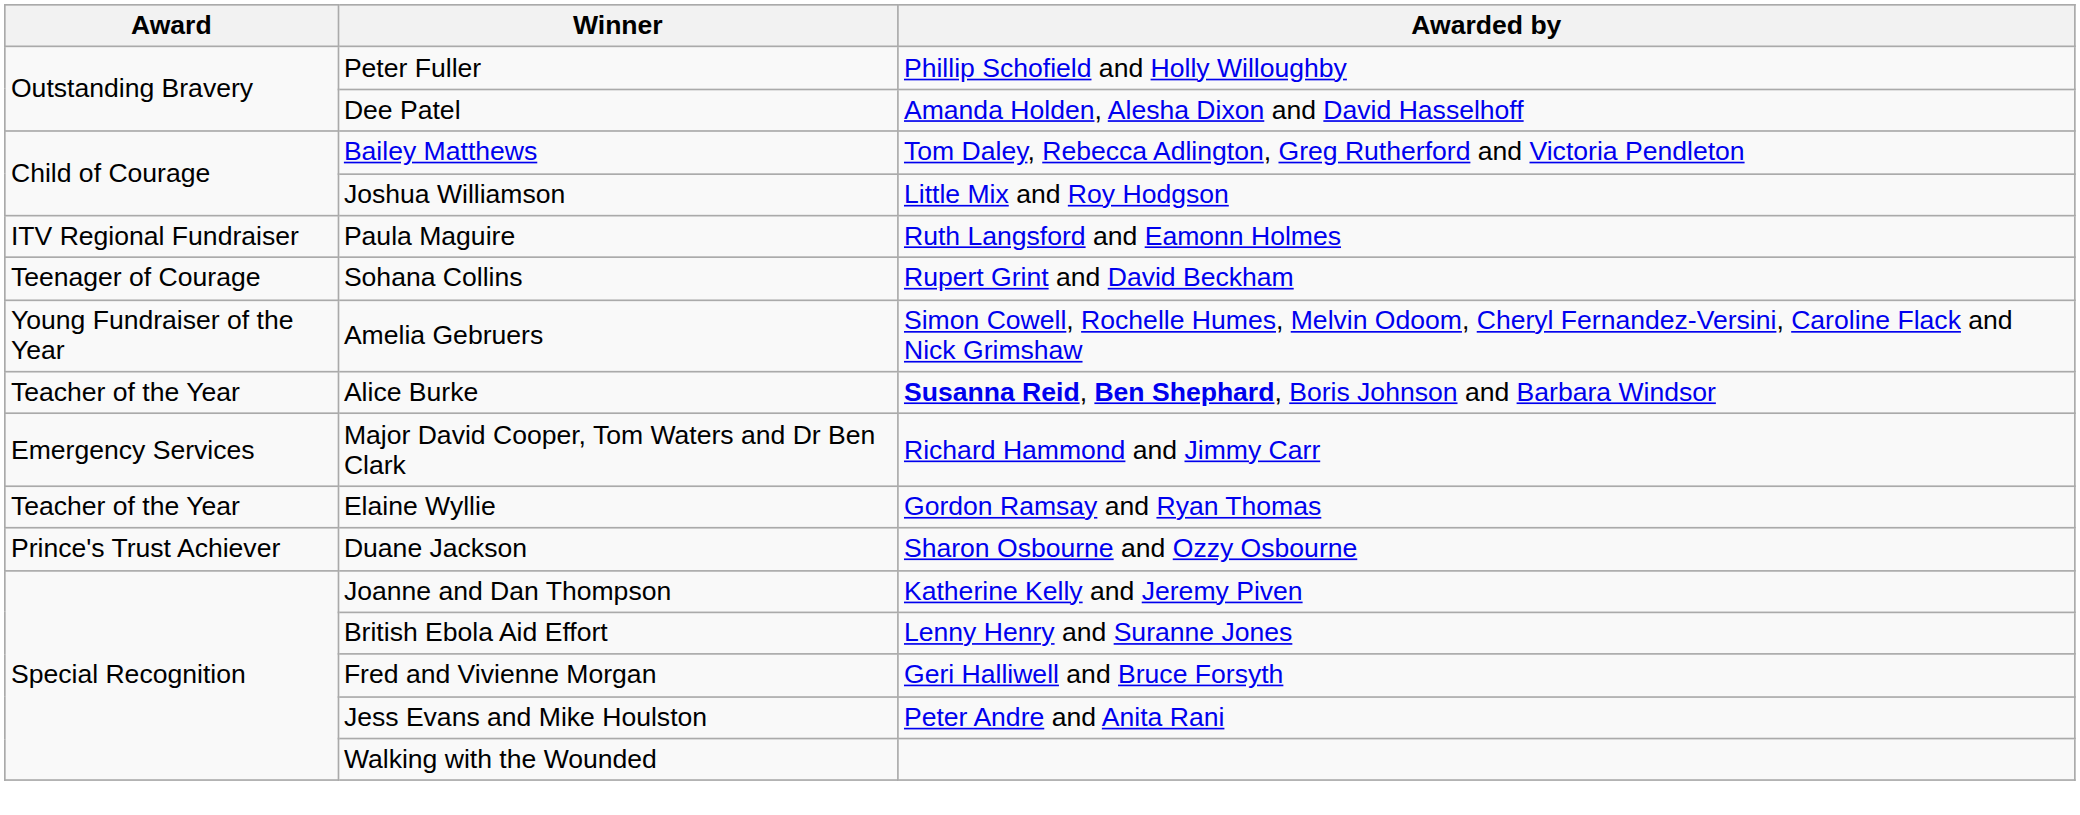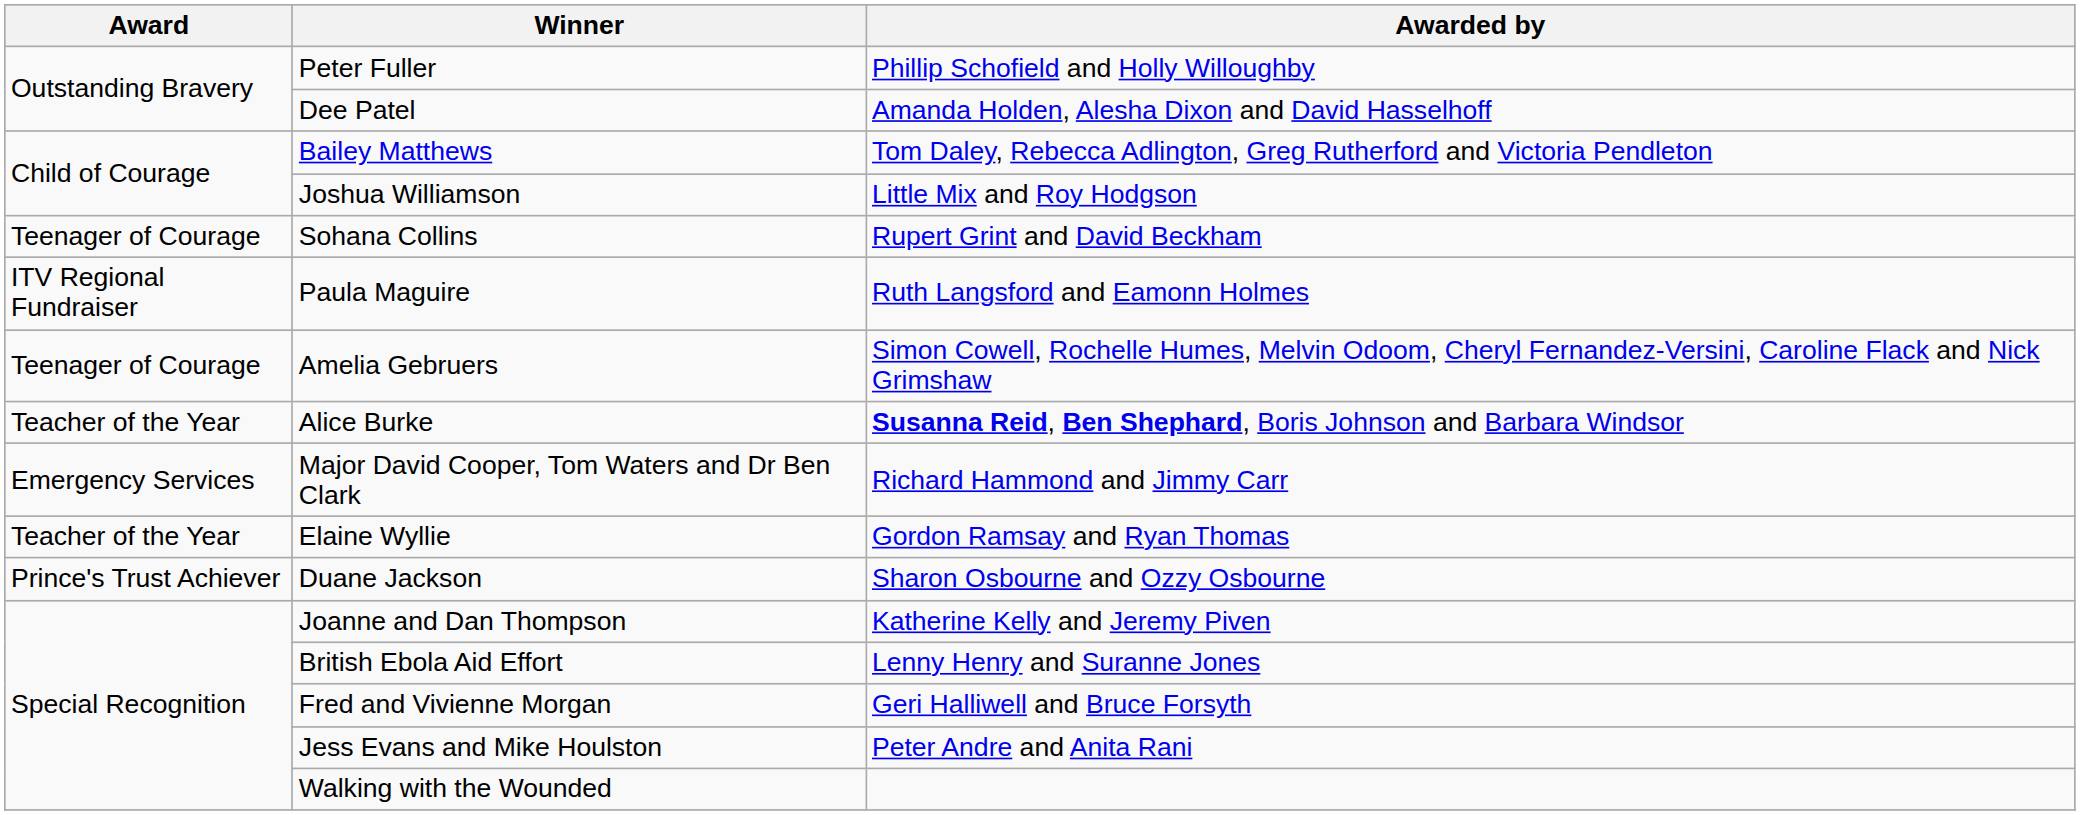rows swapped: (433, 278) <-> (430, 236)
(152, 335) Young Fundraiser of the Year -> (136, 365) Teenager of Courage
